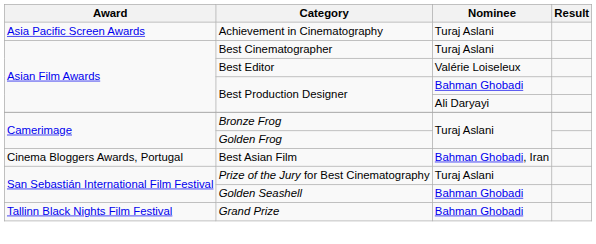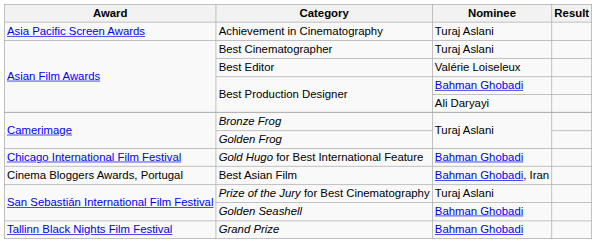+ row: (321, 157)
